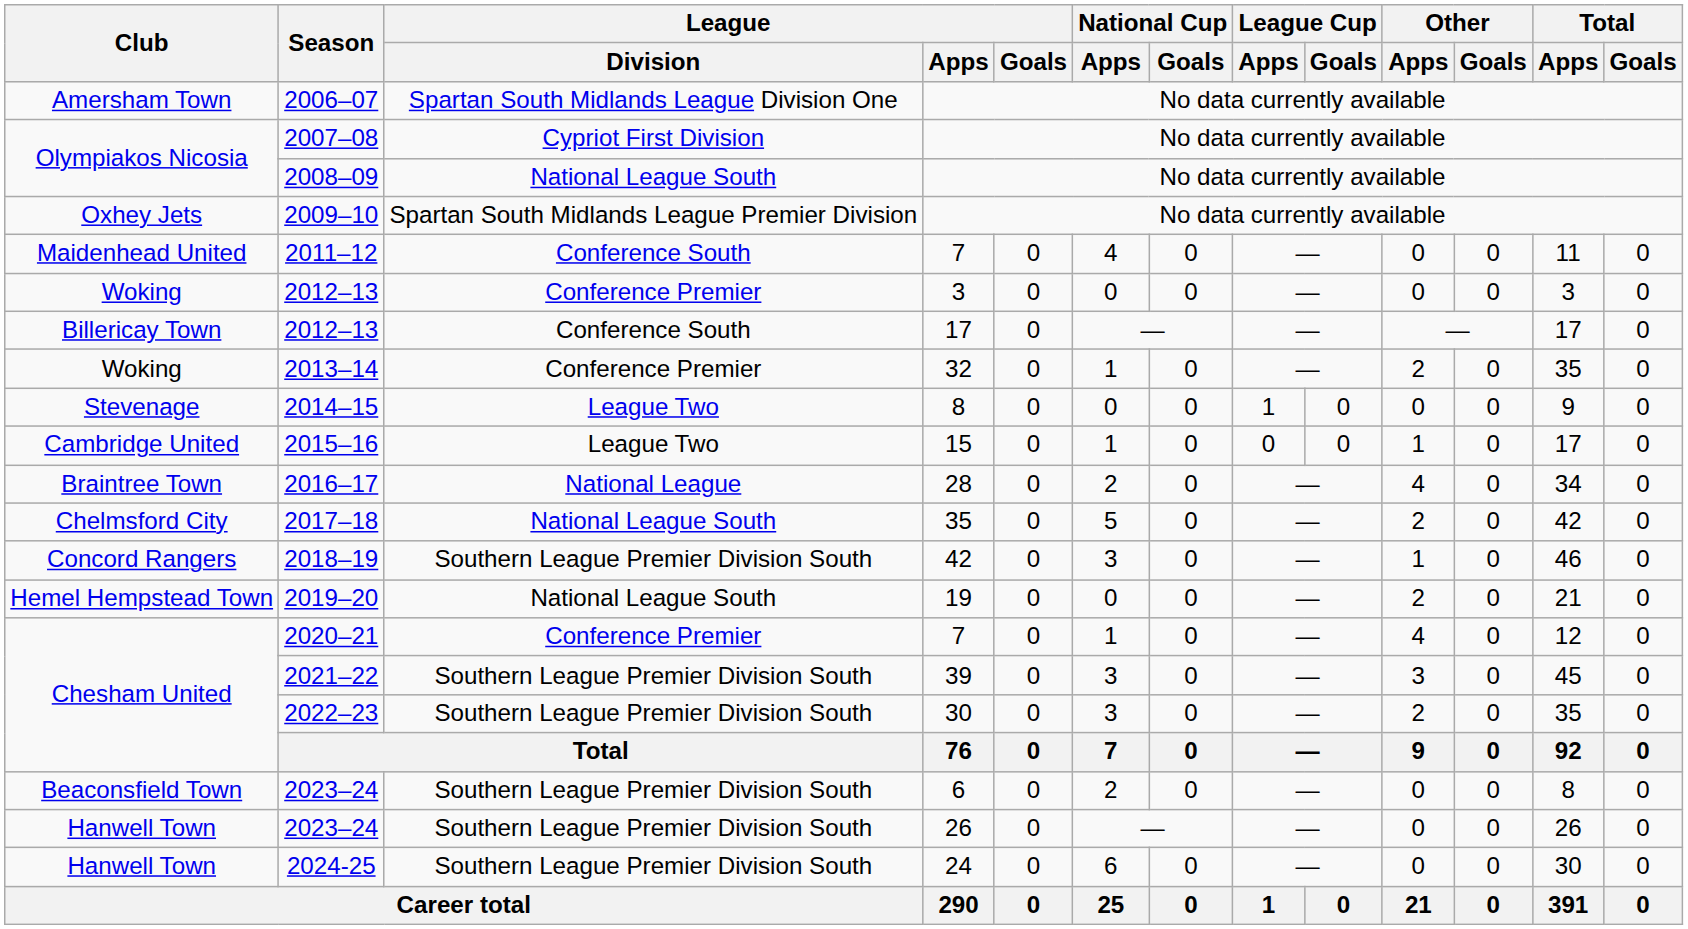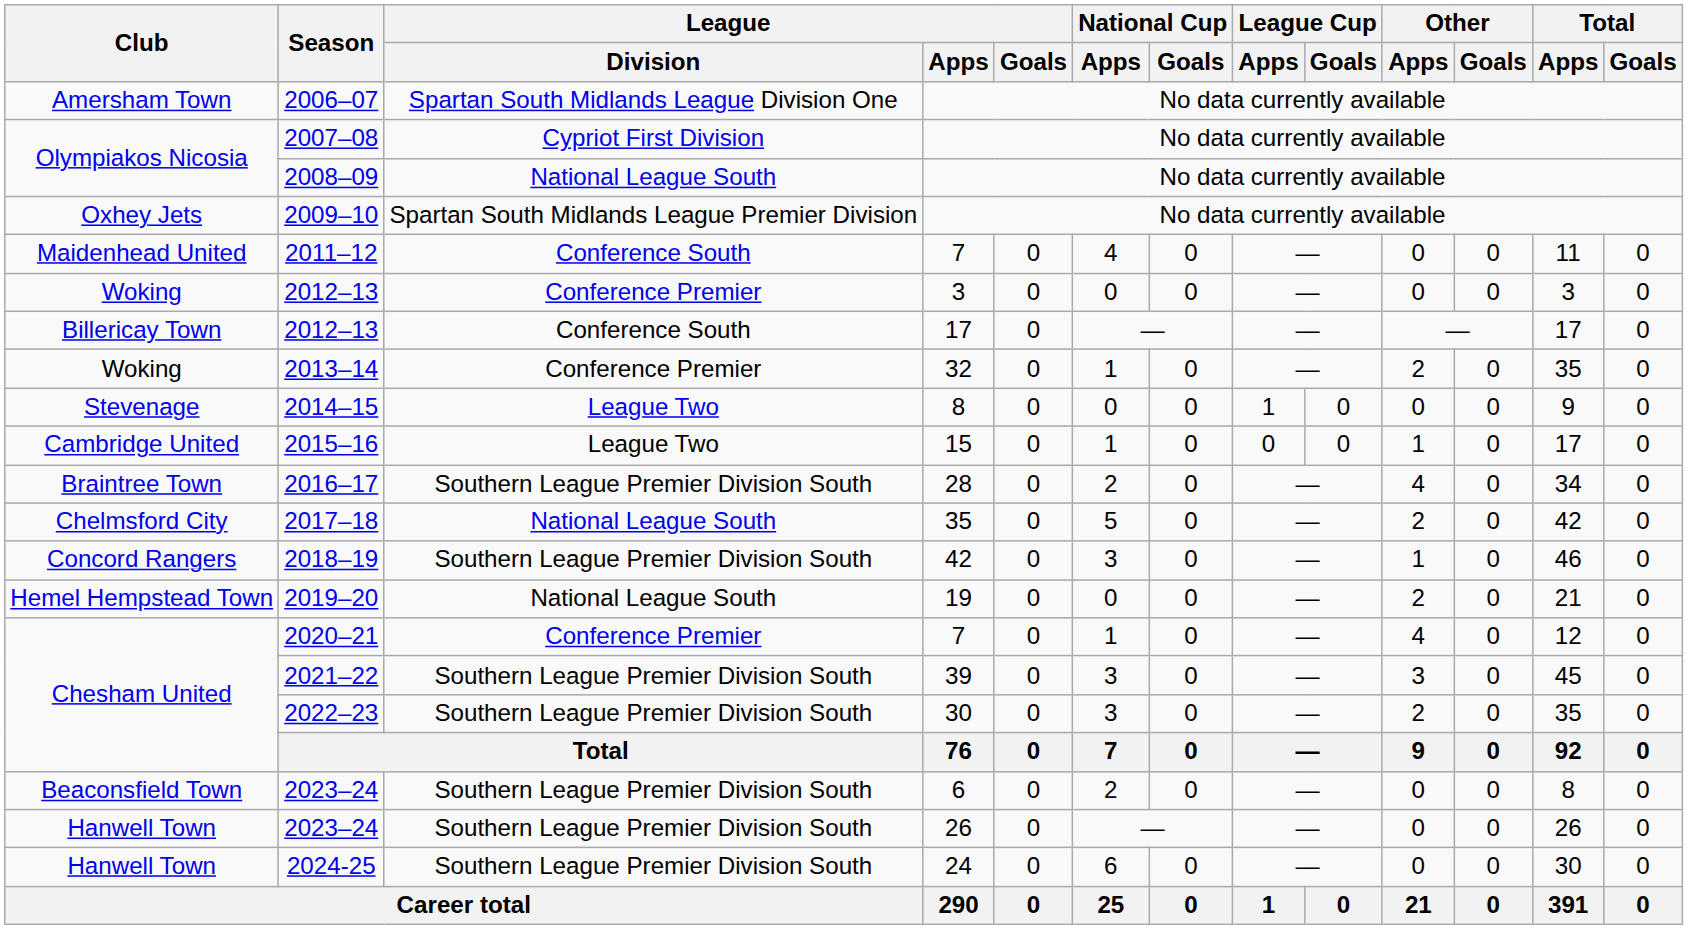(653, 483) National League -> (653, 483) Southern League Premier Division South
